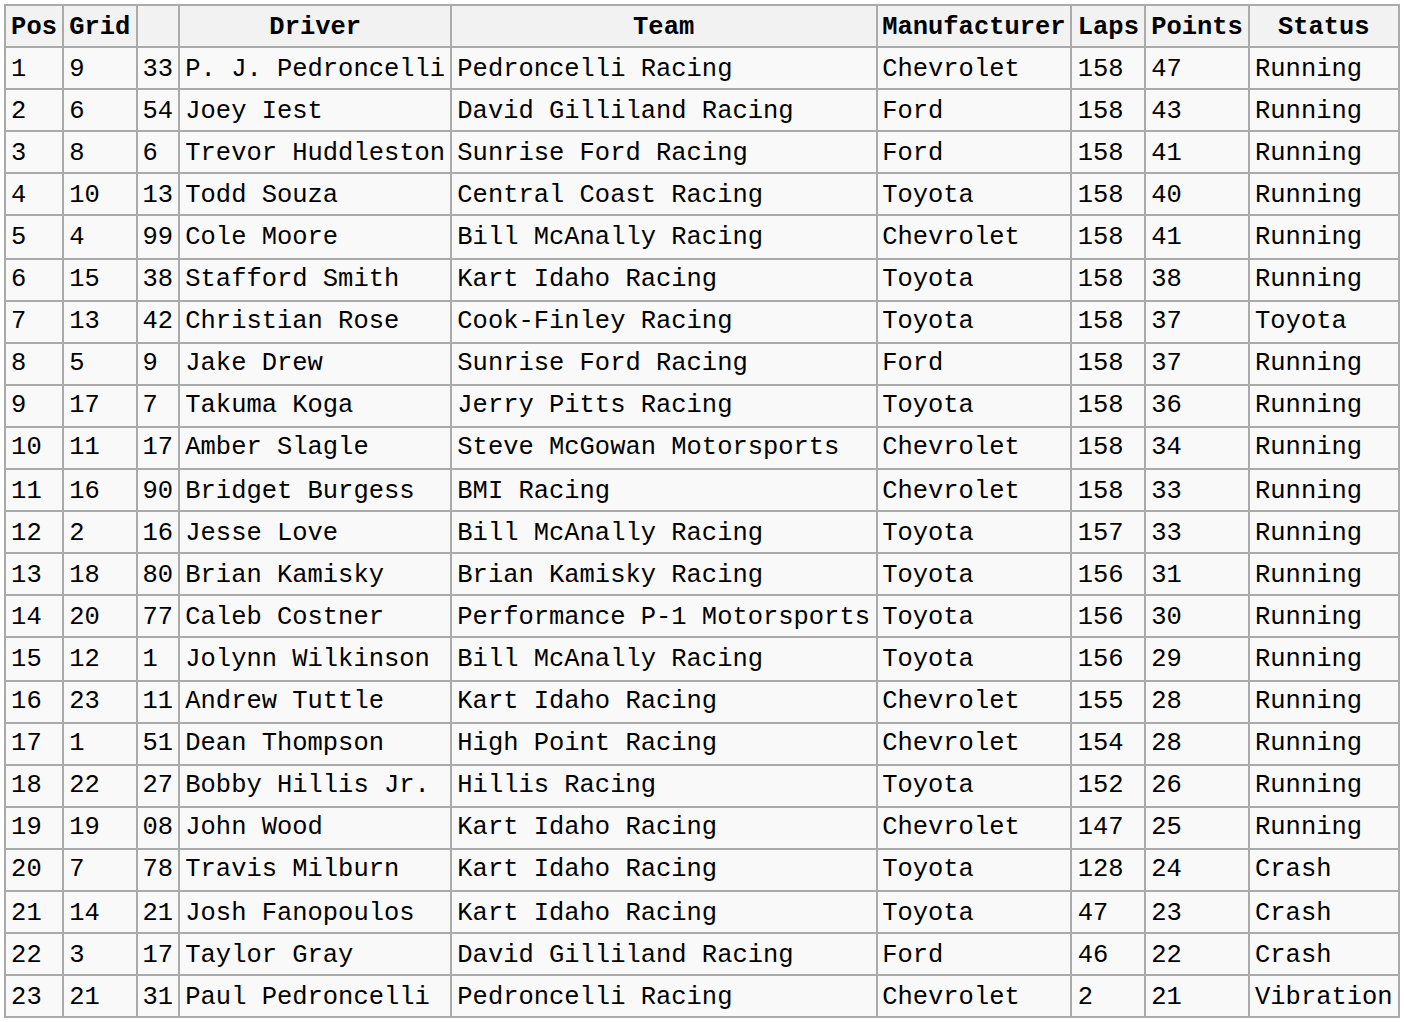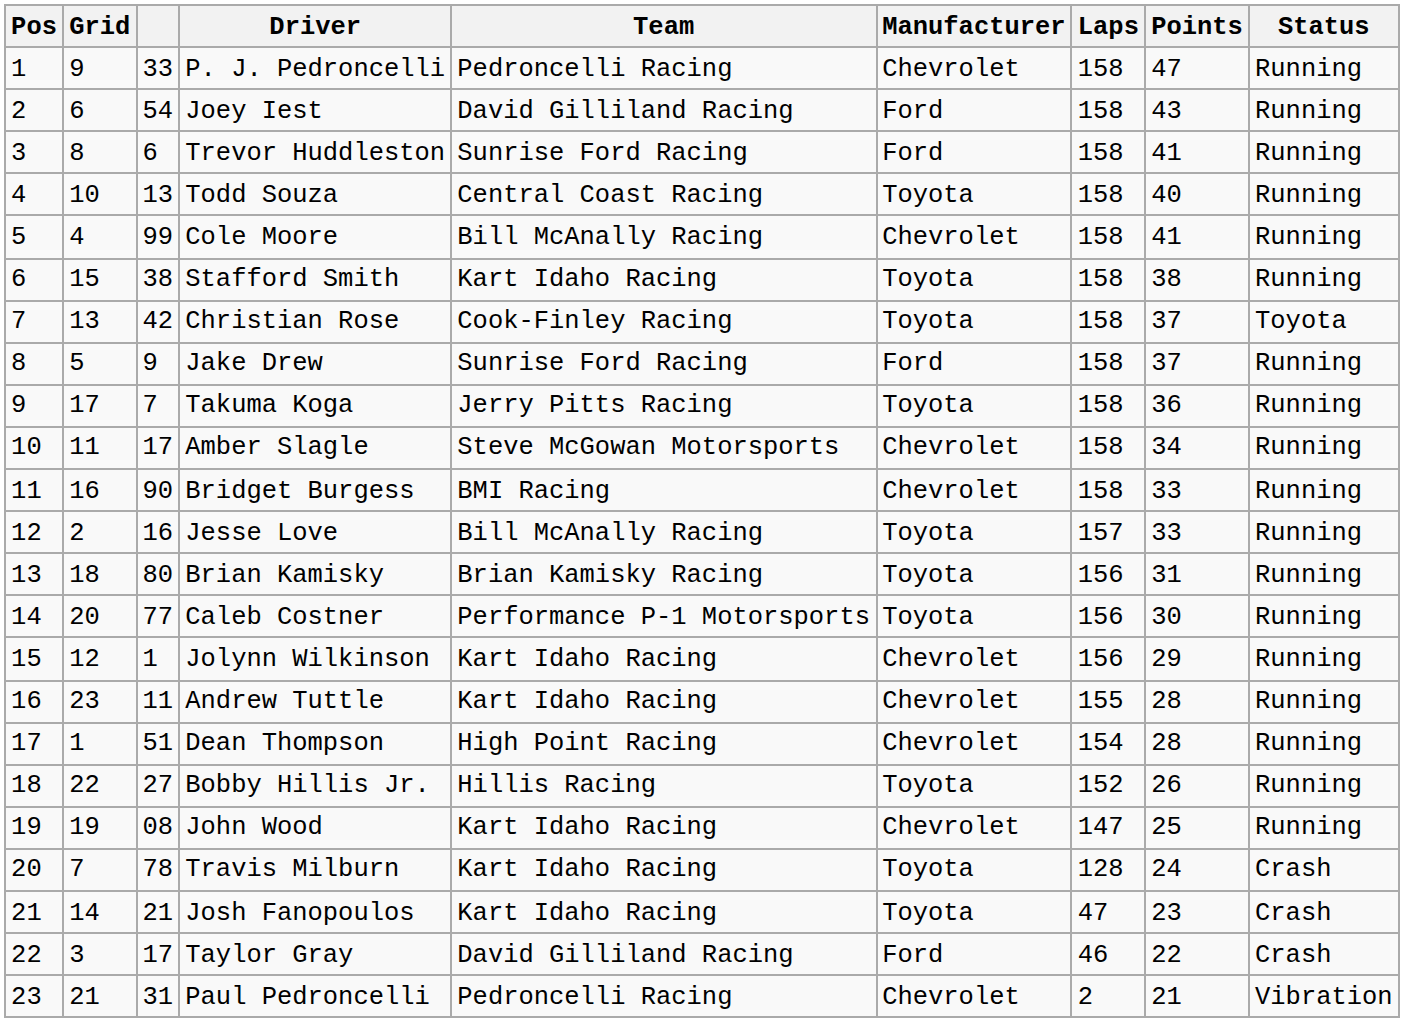(610, 659) Bill McAnally Racing -> (587, 659) Kart Idaho Racing
(928, 659) Toyota -> (951, 659) Chevrolet
